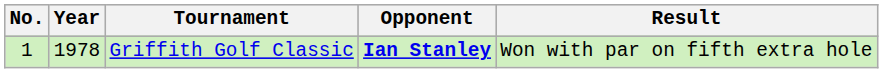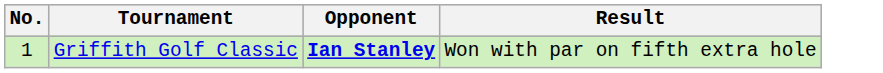- column: (77, 21)
